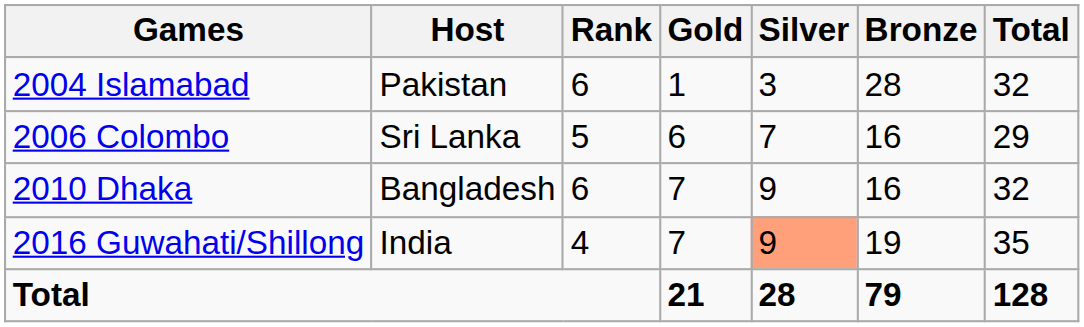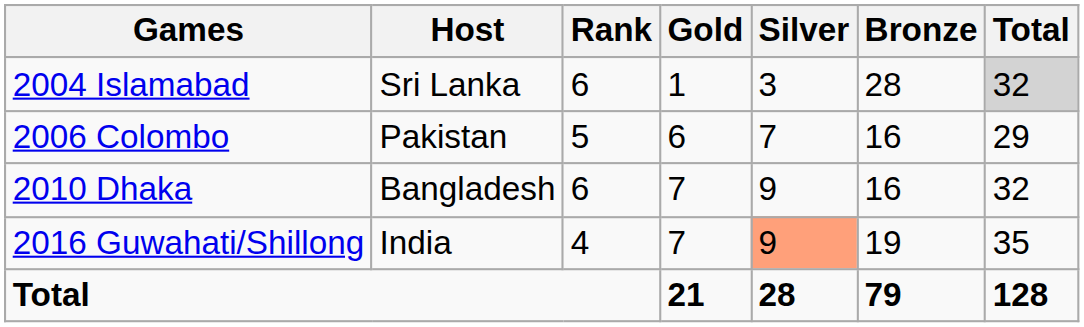(443, 83) Pakistan -> (450, 83) Sri Lanka
(1011, 83) no background -> (1011, 83) lightgrey background
(450, 136) Sri Lanka -> (443, 136) Pakistan
